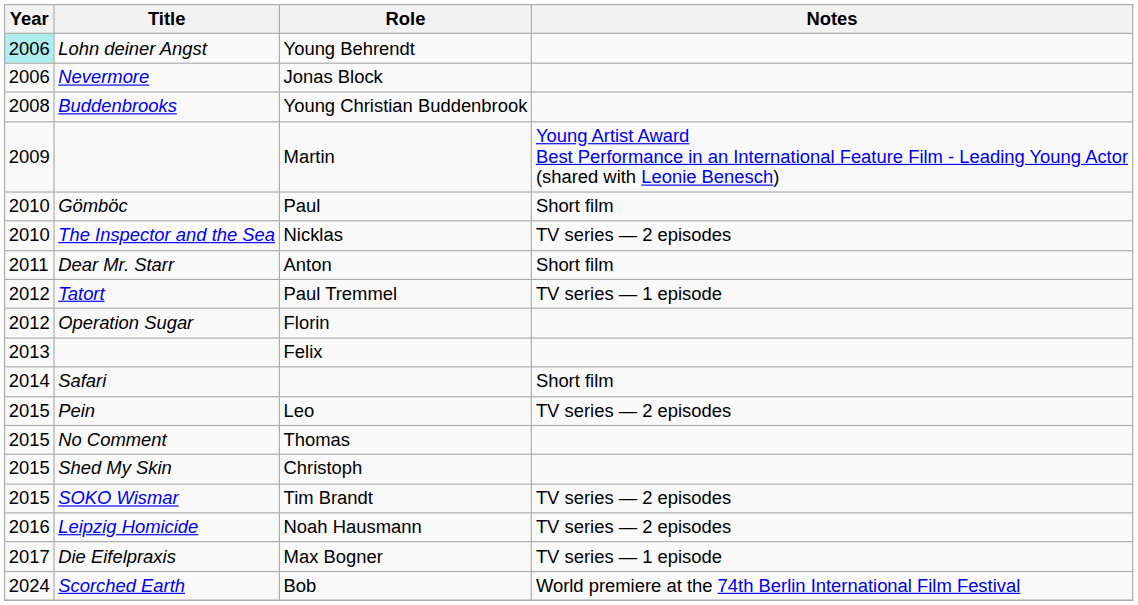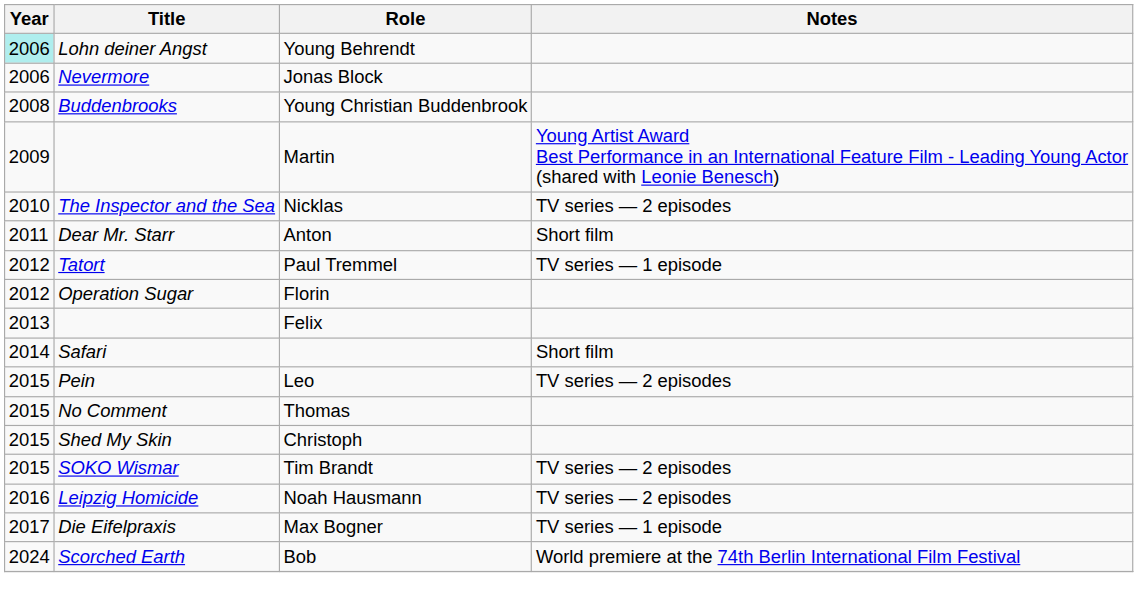- row: (93, 206)
